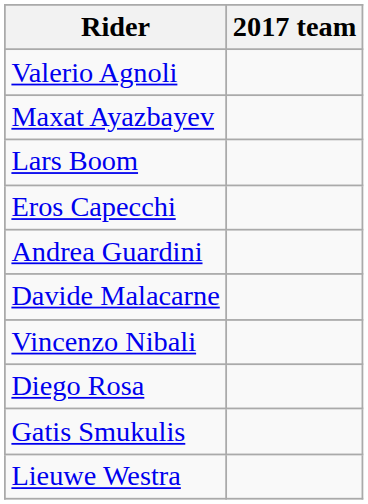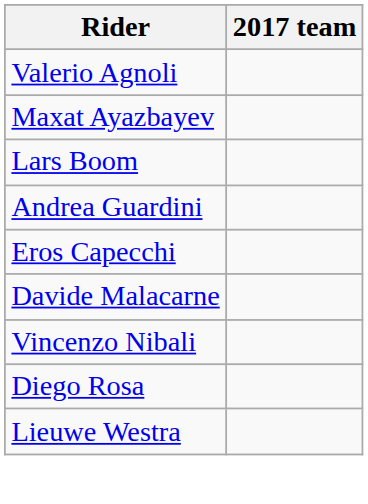rows swapped: (94, 206) <-> (107, 251)
- row: (98, 431)
